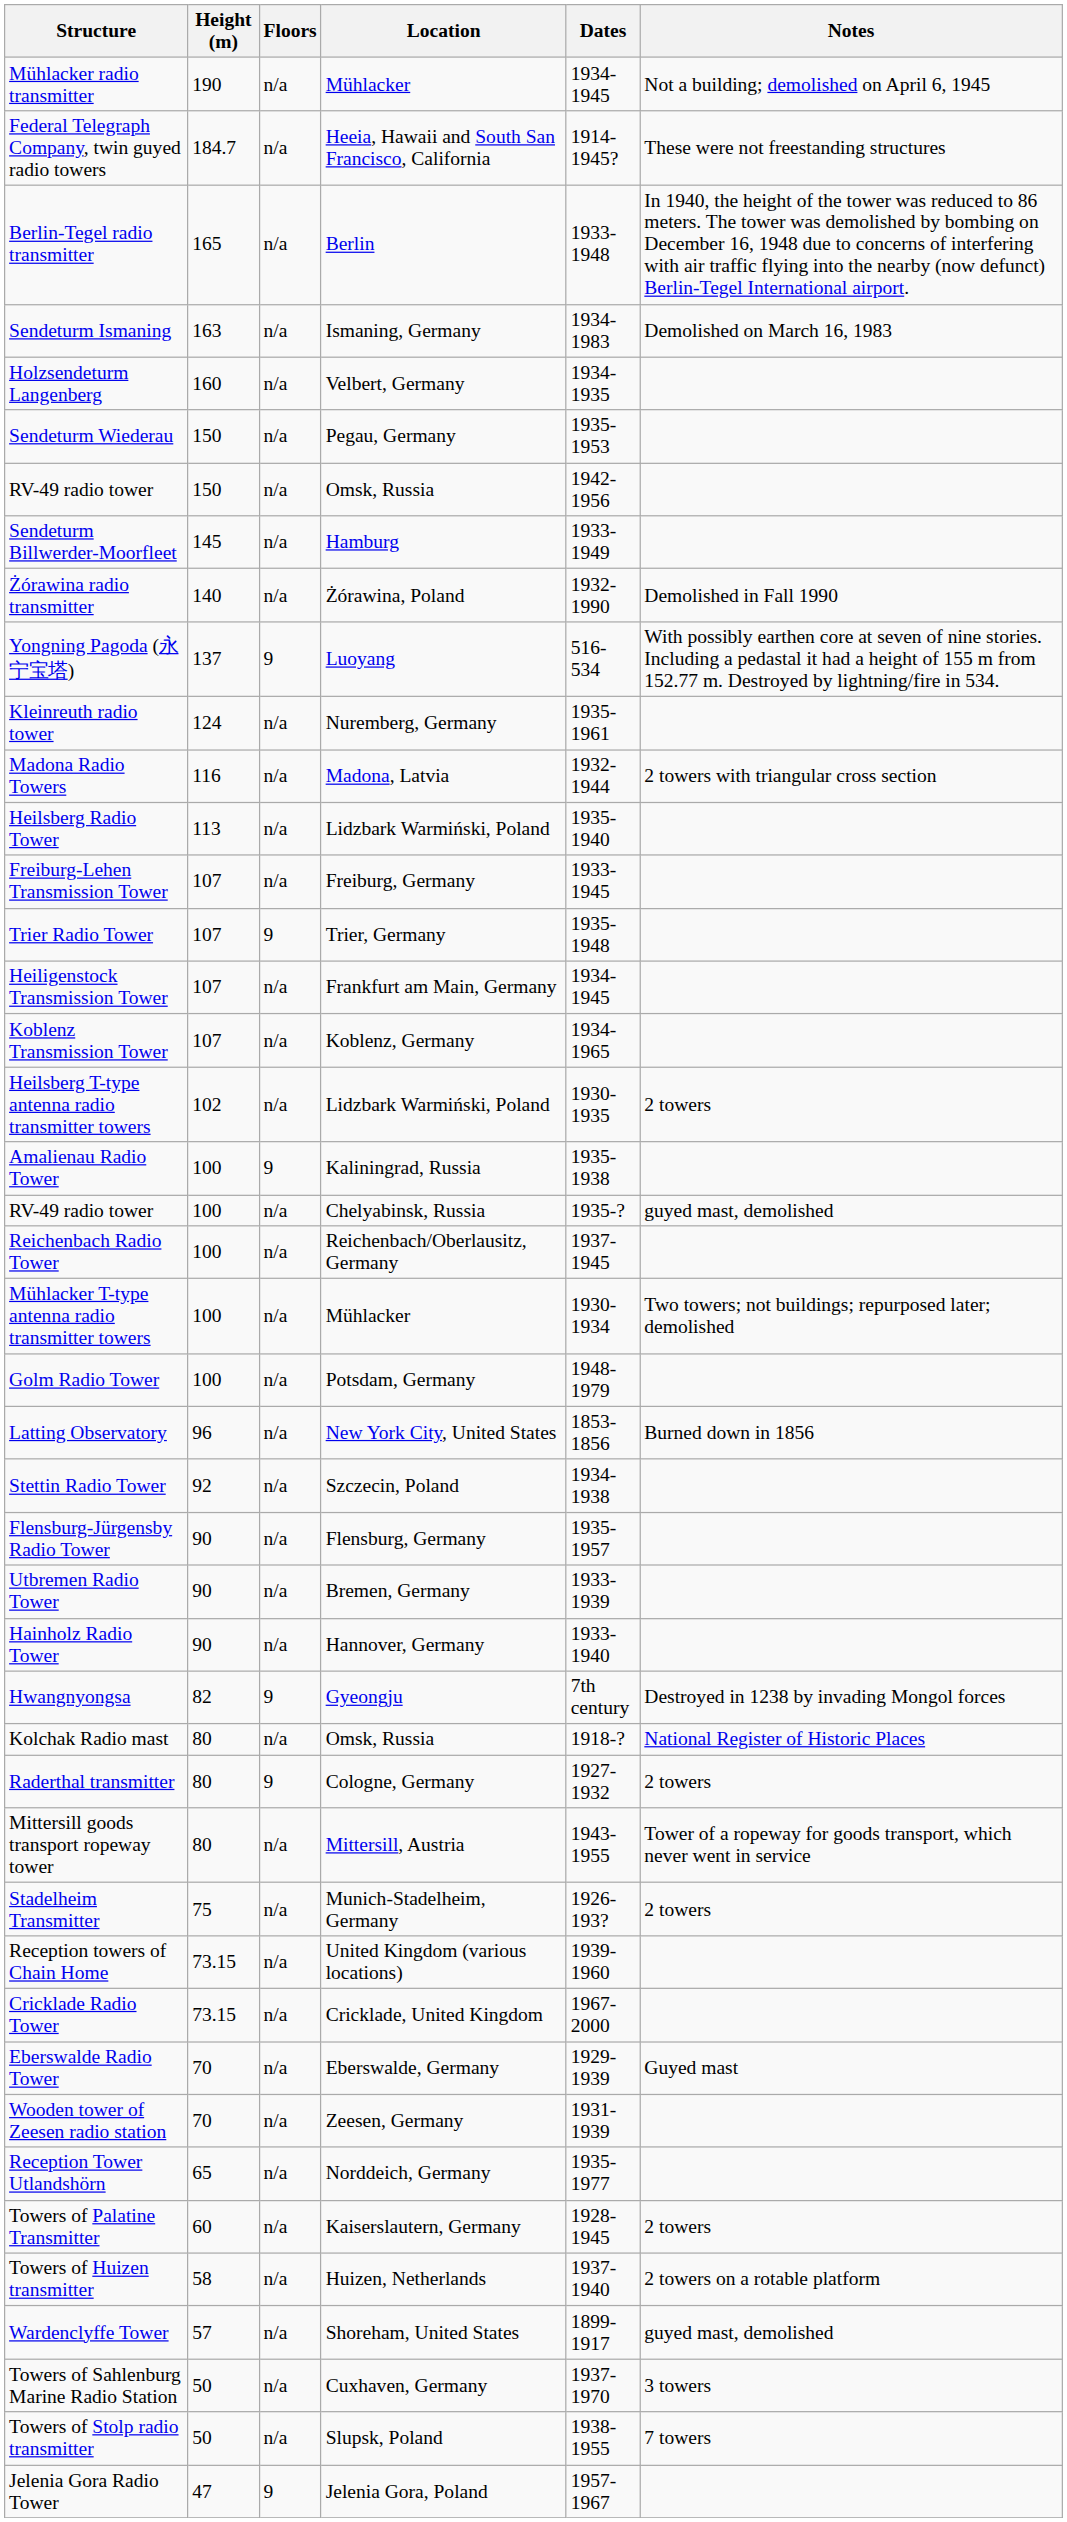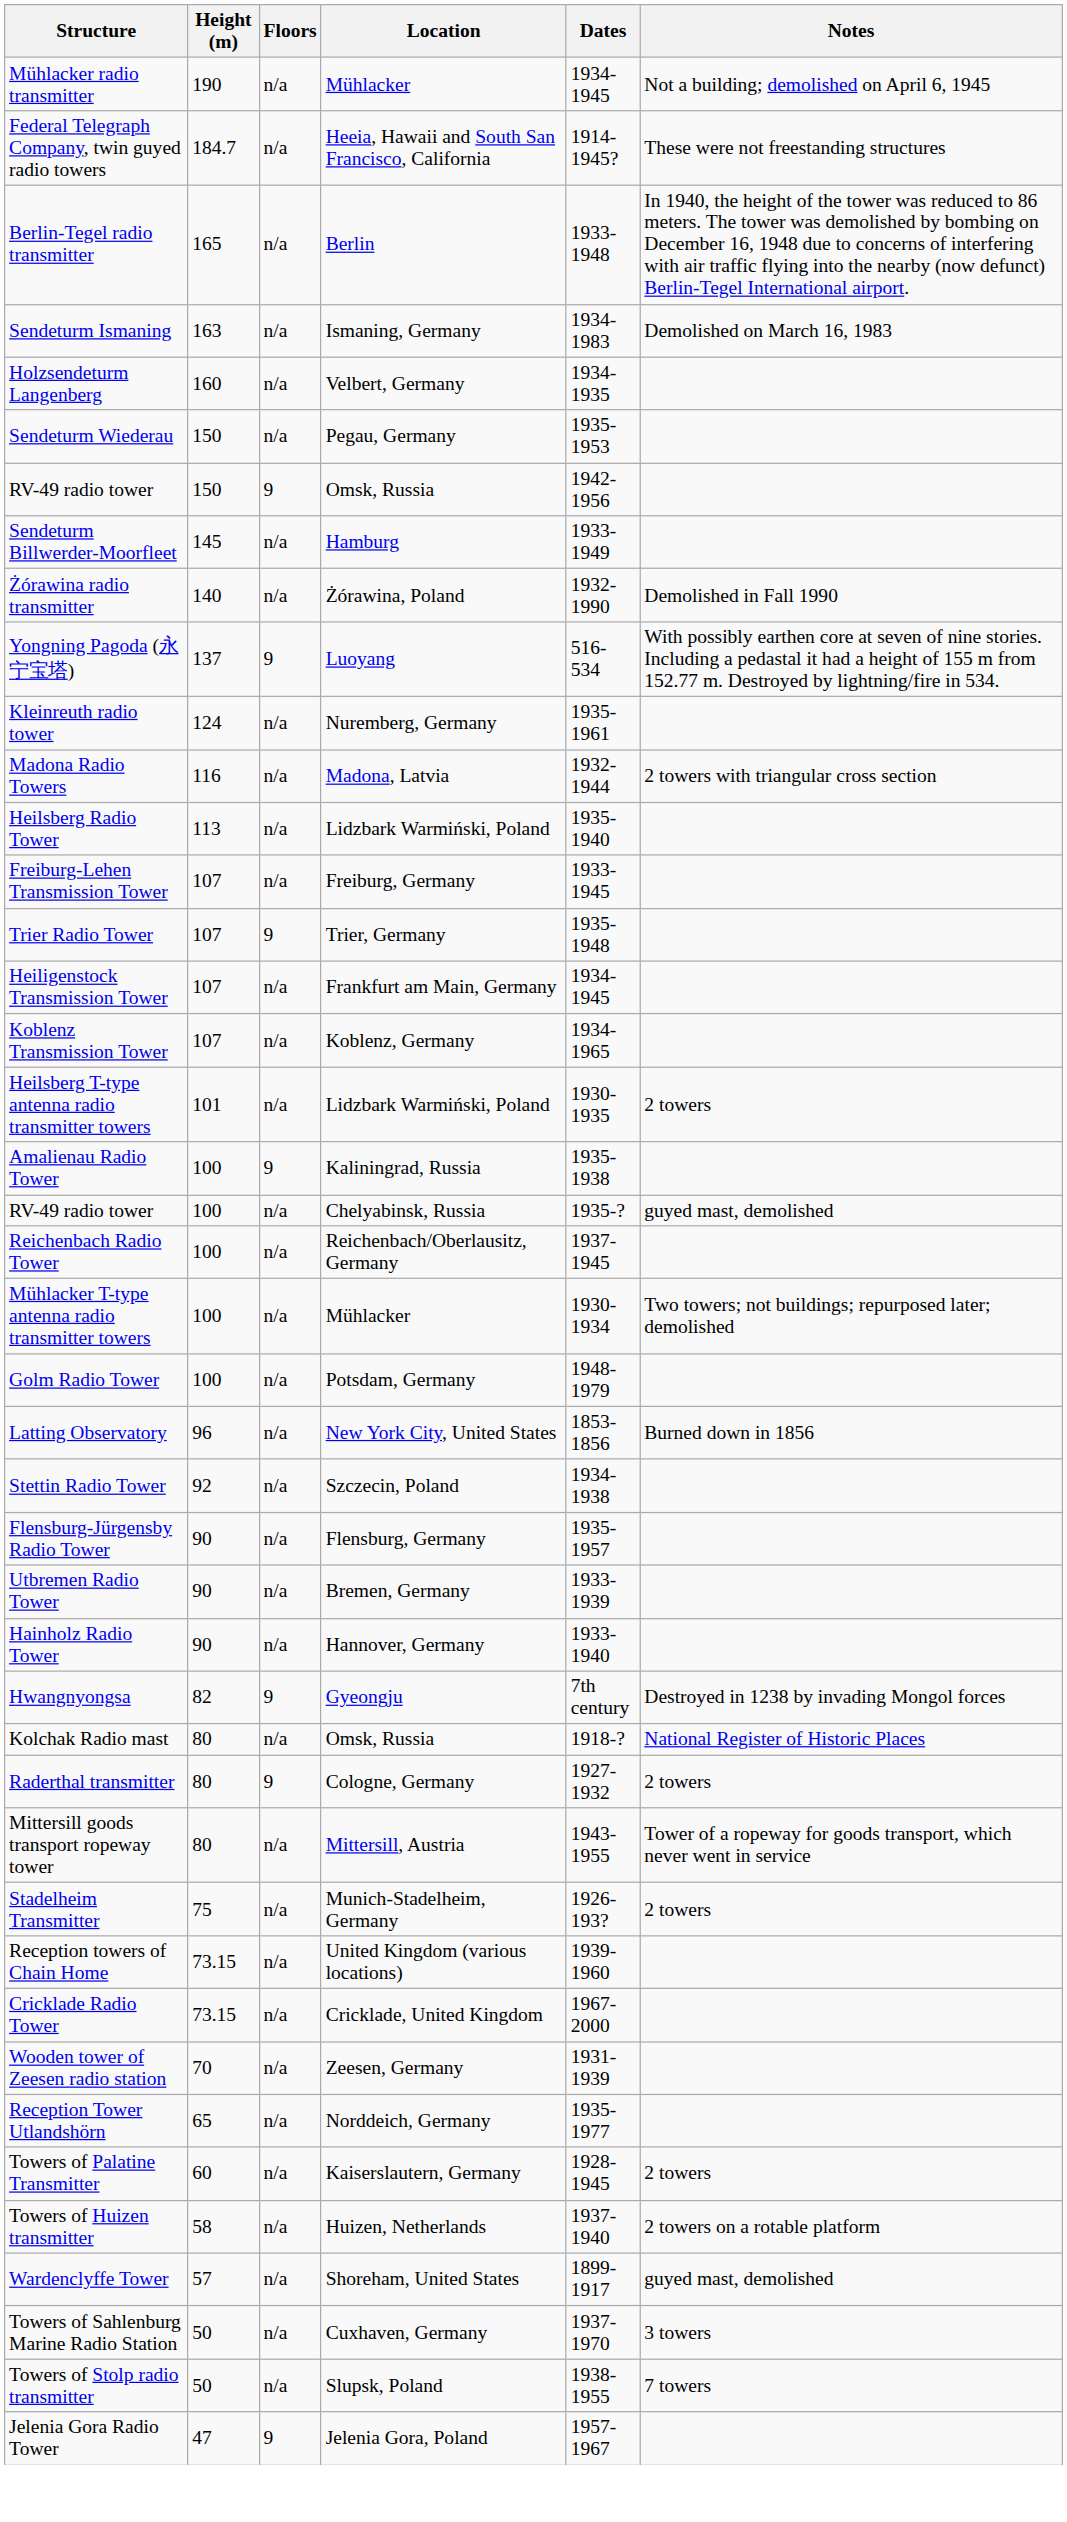(275, 489) n/a -> (268, 489) 9
(207, 1104) 102 -> (207, 1104) 101
- row: (80, 2067)
